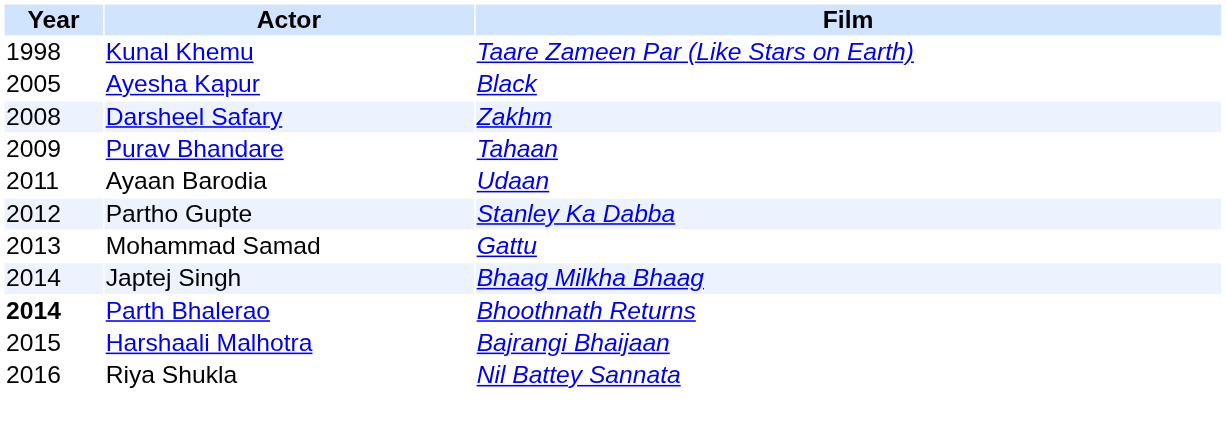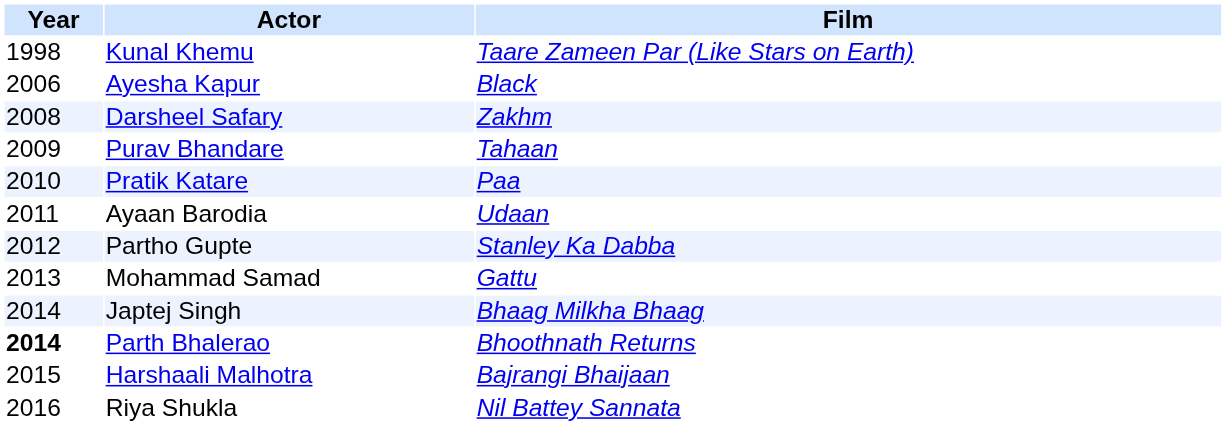(33, 84) 2005 -> (33, 84) 2006
+ row: (177, 181)
